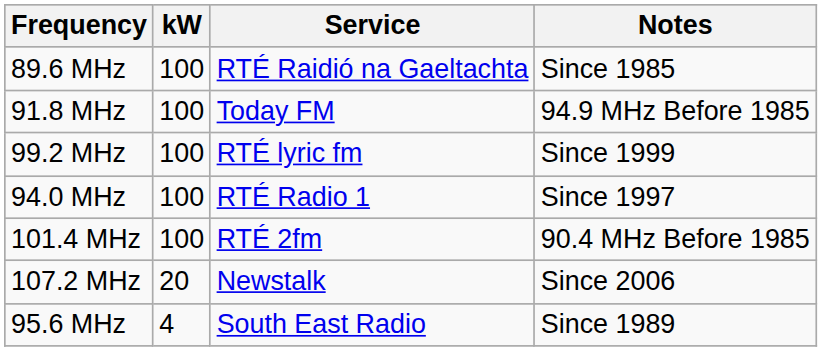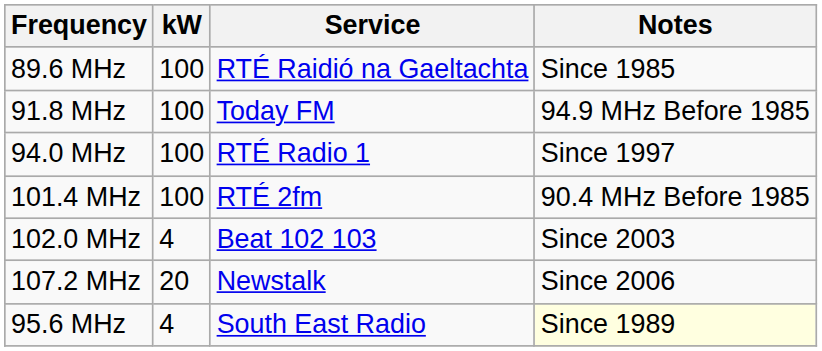- row: (69, 153)
+ row: (76, 238)
(608, 324) no background -> (608, 324) lightyellow background
